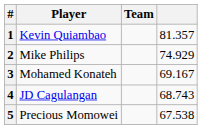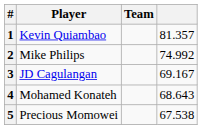(177, 54) 74.929 -> (177, 54) 74.992
(68, 74) Mohamed Konateh -> (58, 74) JD Cagulangan
(58, 94) JD Cagulangan -> (68, 94) Mohamed Konateh
(177, 94) 68.743 -> (177, 94) 68.643
